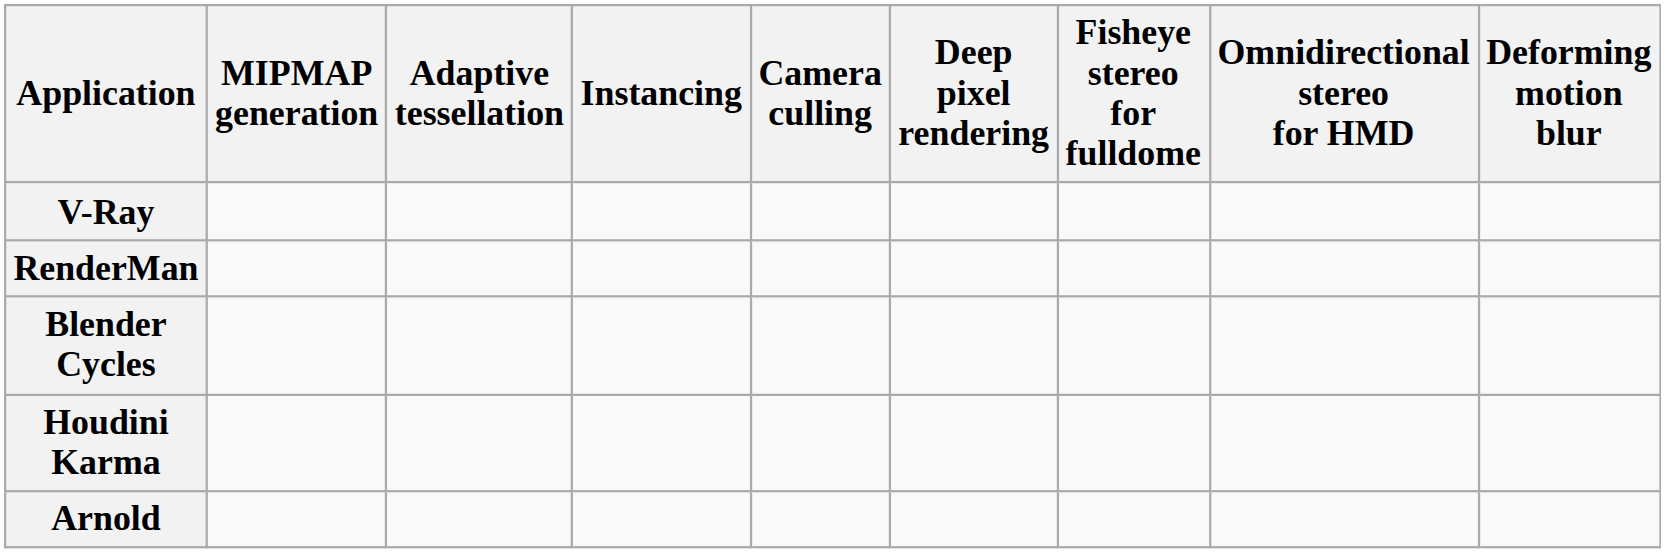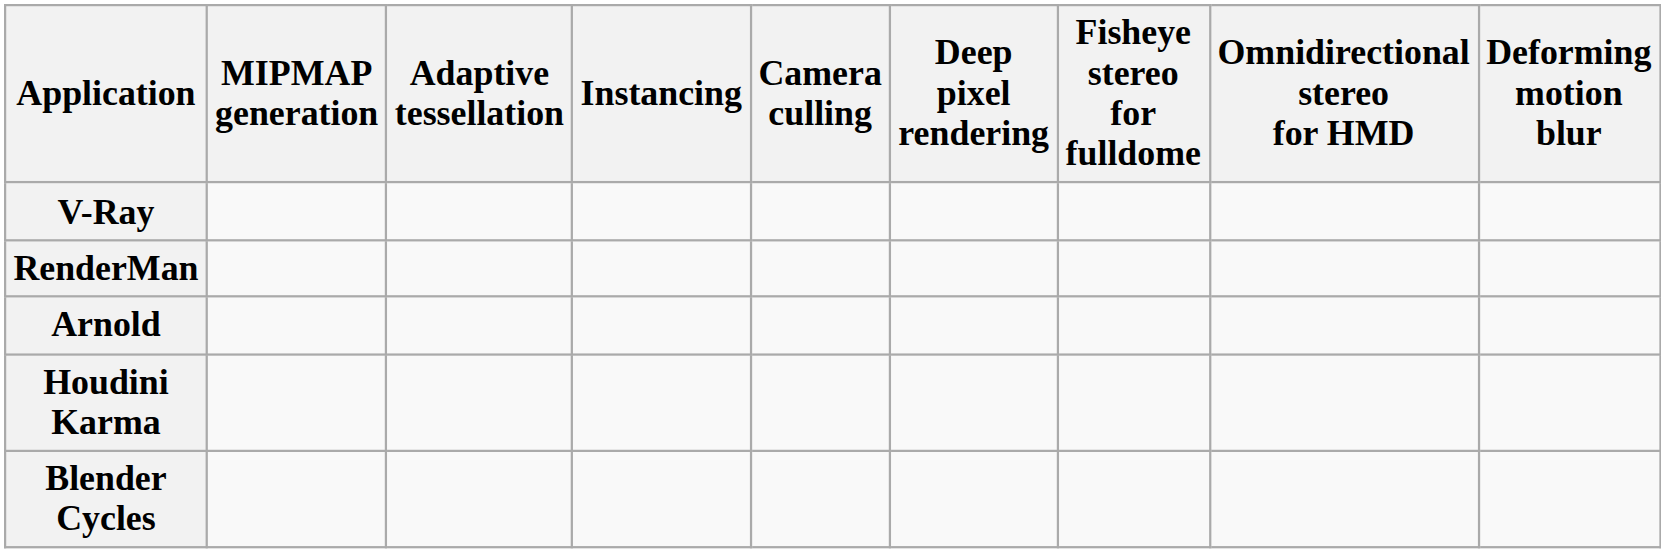rows swapped: (106, 518) <-> (106, 344)
